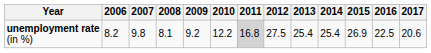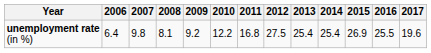(111, 34) 8.2 -> (111, 34) 6.4
(249, 34) lightgrey background -> (249, 34) no background
(384, 34) 22.5 -> (384, 34) 25.5
(411, 34) 20.6 -> (411, 34) 19.6
